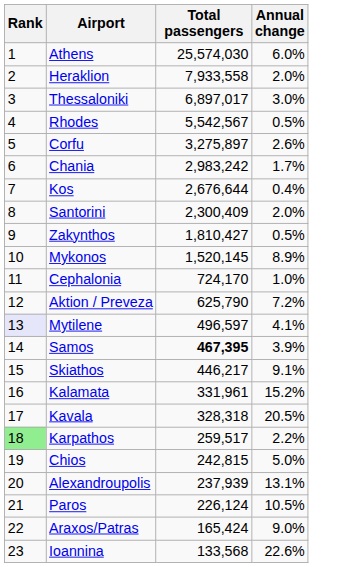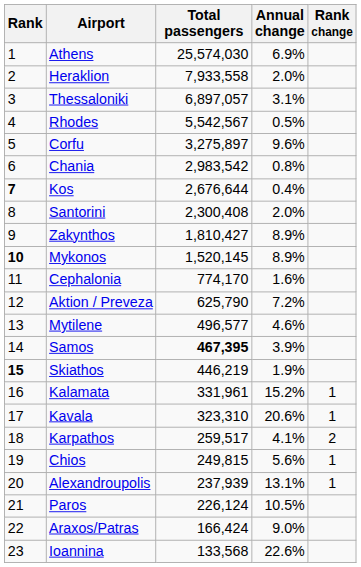+ column: (332, 23)
(289, 54) 6.0% -> (289, 54) 6.9%
(217, 99) 6,897,017 -> (217, 99) 6,897,057
(289, 99) 3.0% -> (289, 99) 3.1%
(289, 144) 2.6% -> (289, 144) 9.6%
(217, 167) 2,983,242 -> (217, 167) 2,983,542
(289, 167) 1.7% -> (289, 167) 0.8%
(12, 189) normal -> (12, 189) bold
(217, 212) 2,300,409 -> (217, 212) 2,300,408
(289, 235) 0.5% -> (289, 235) 8.9%
(16, 257) normal -> (16, 257) bold
(223, 280) 724,170 -> (223, 280) 774,170
(289, 280) 1.0% -> (289, 280) 1.6%
(16, 325) lavender background -> (16, 325) no background
(223, 325) 496,597 -> (223, 325) 496,577
(289, 325) 4.1% -> (289, 325) 4.6%
(16, 370) normal -> (16, 370) bold
(223, 370) 446,217 -> (223, 370) 446,219
(289, 370) 9.1% -> (289, 370) 1.9%
(223, 415) 328,318 -> (223, 415) 323,310
(285, 415) 20.5% -> (285, 415) 20.6%
(16, 438) lightgreen background -> (16, 438) no background
(289, 438) 2.2% -> (289, 438) 4.1%
(223, 460) 242,815 -> (223, 460) 249,815
(289, 460) 5.0% -> (289, 460) 5.6%
(223, 528) 165,424 -> (223, 528) 166,424
